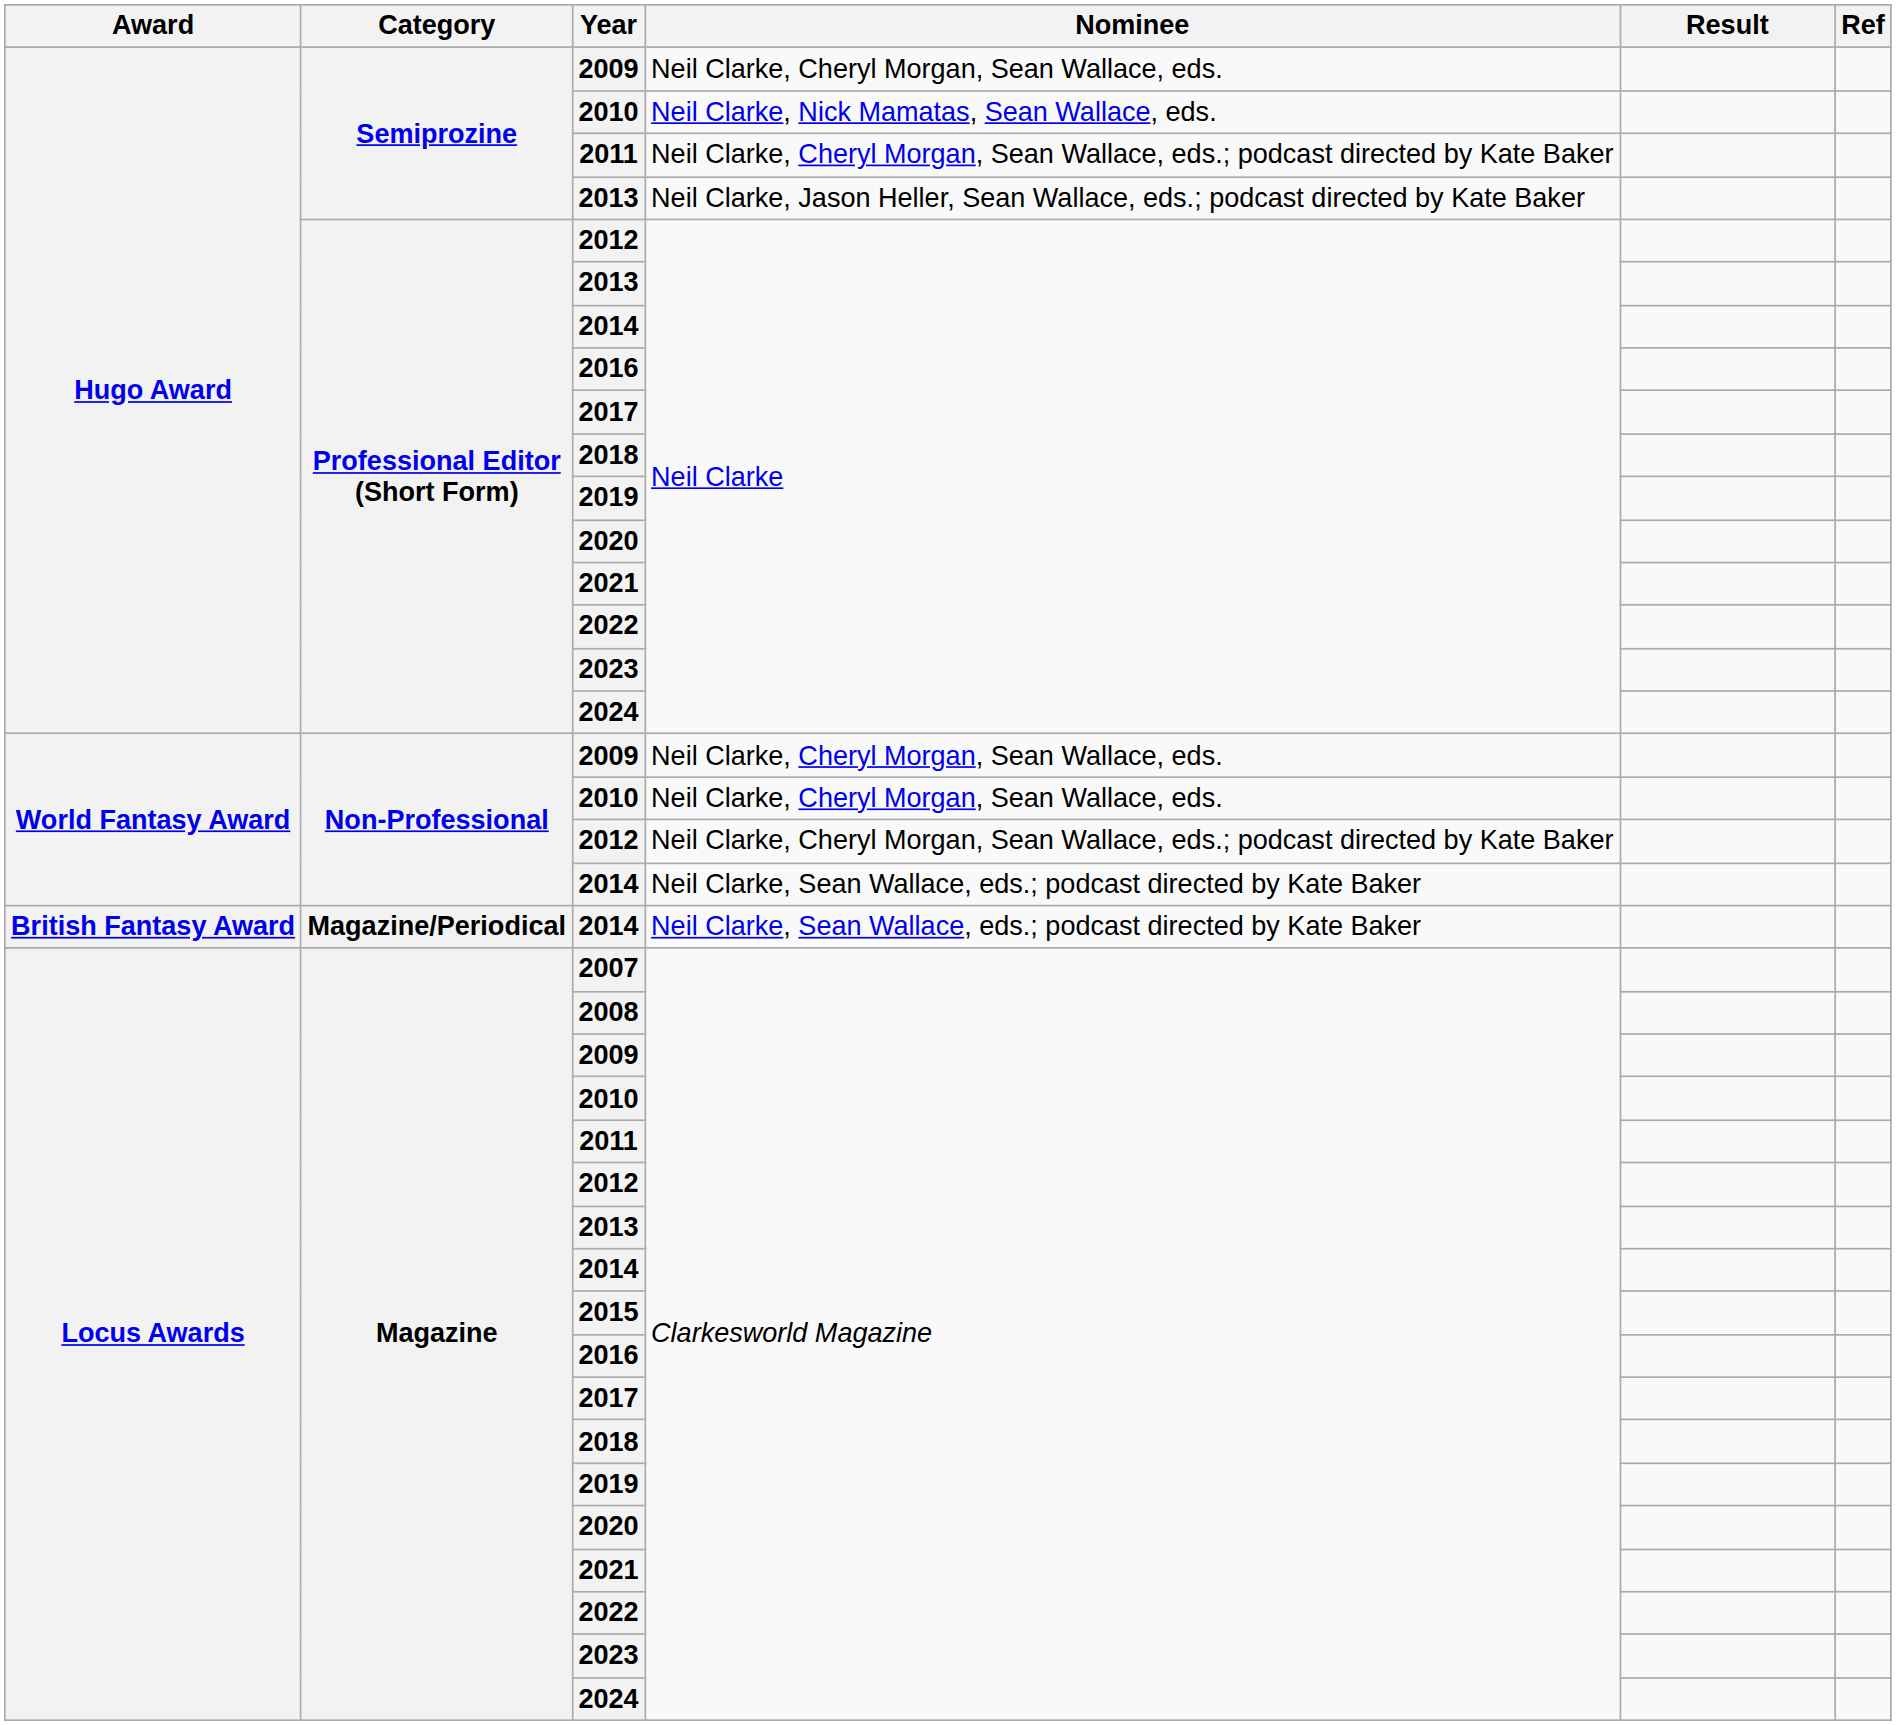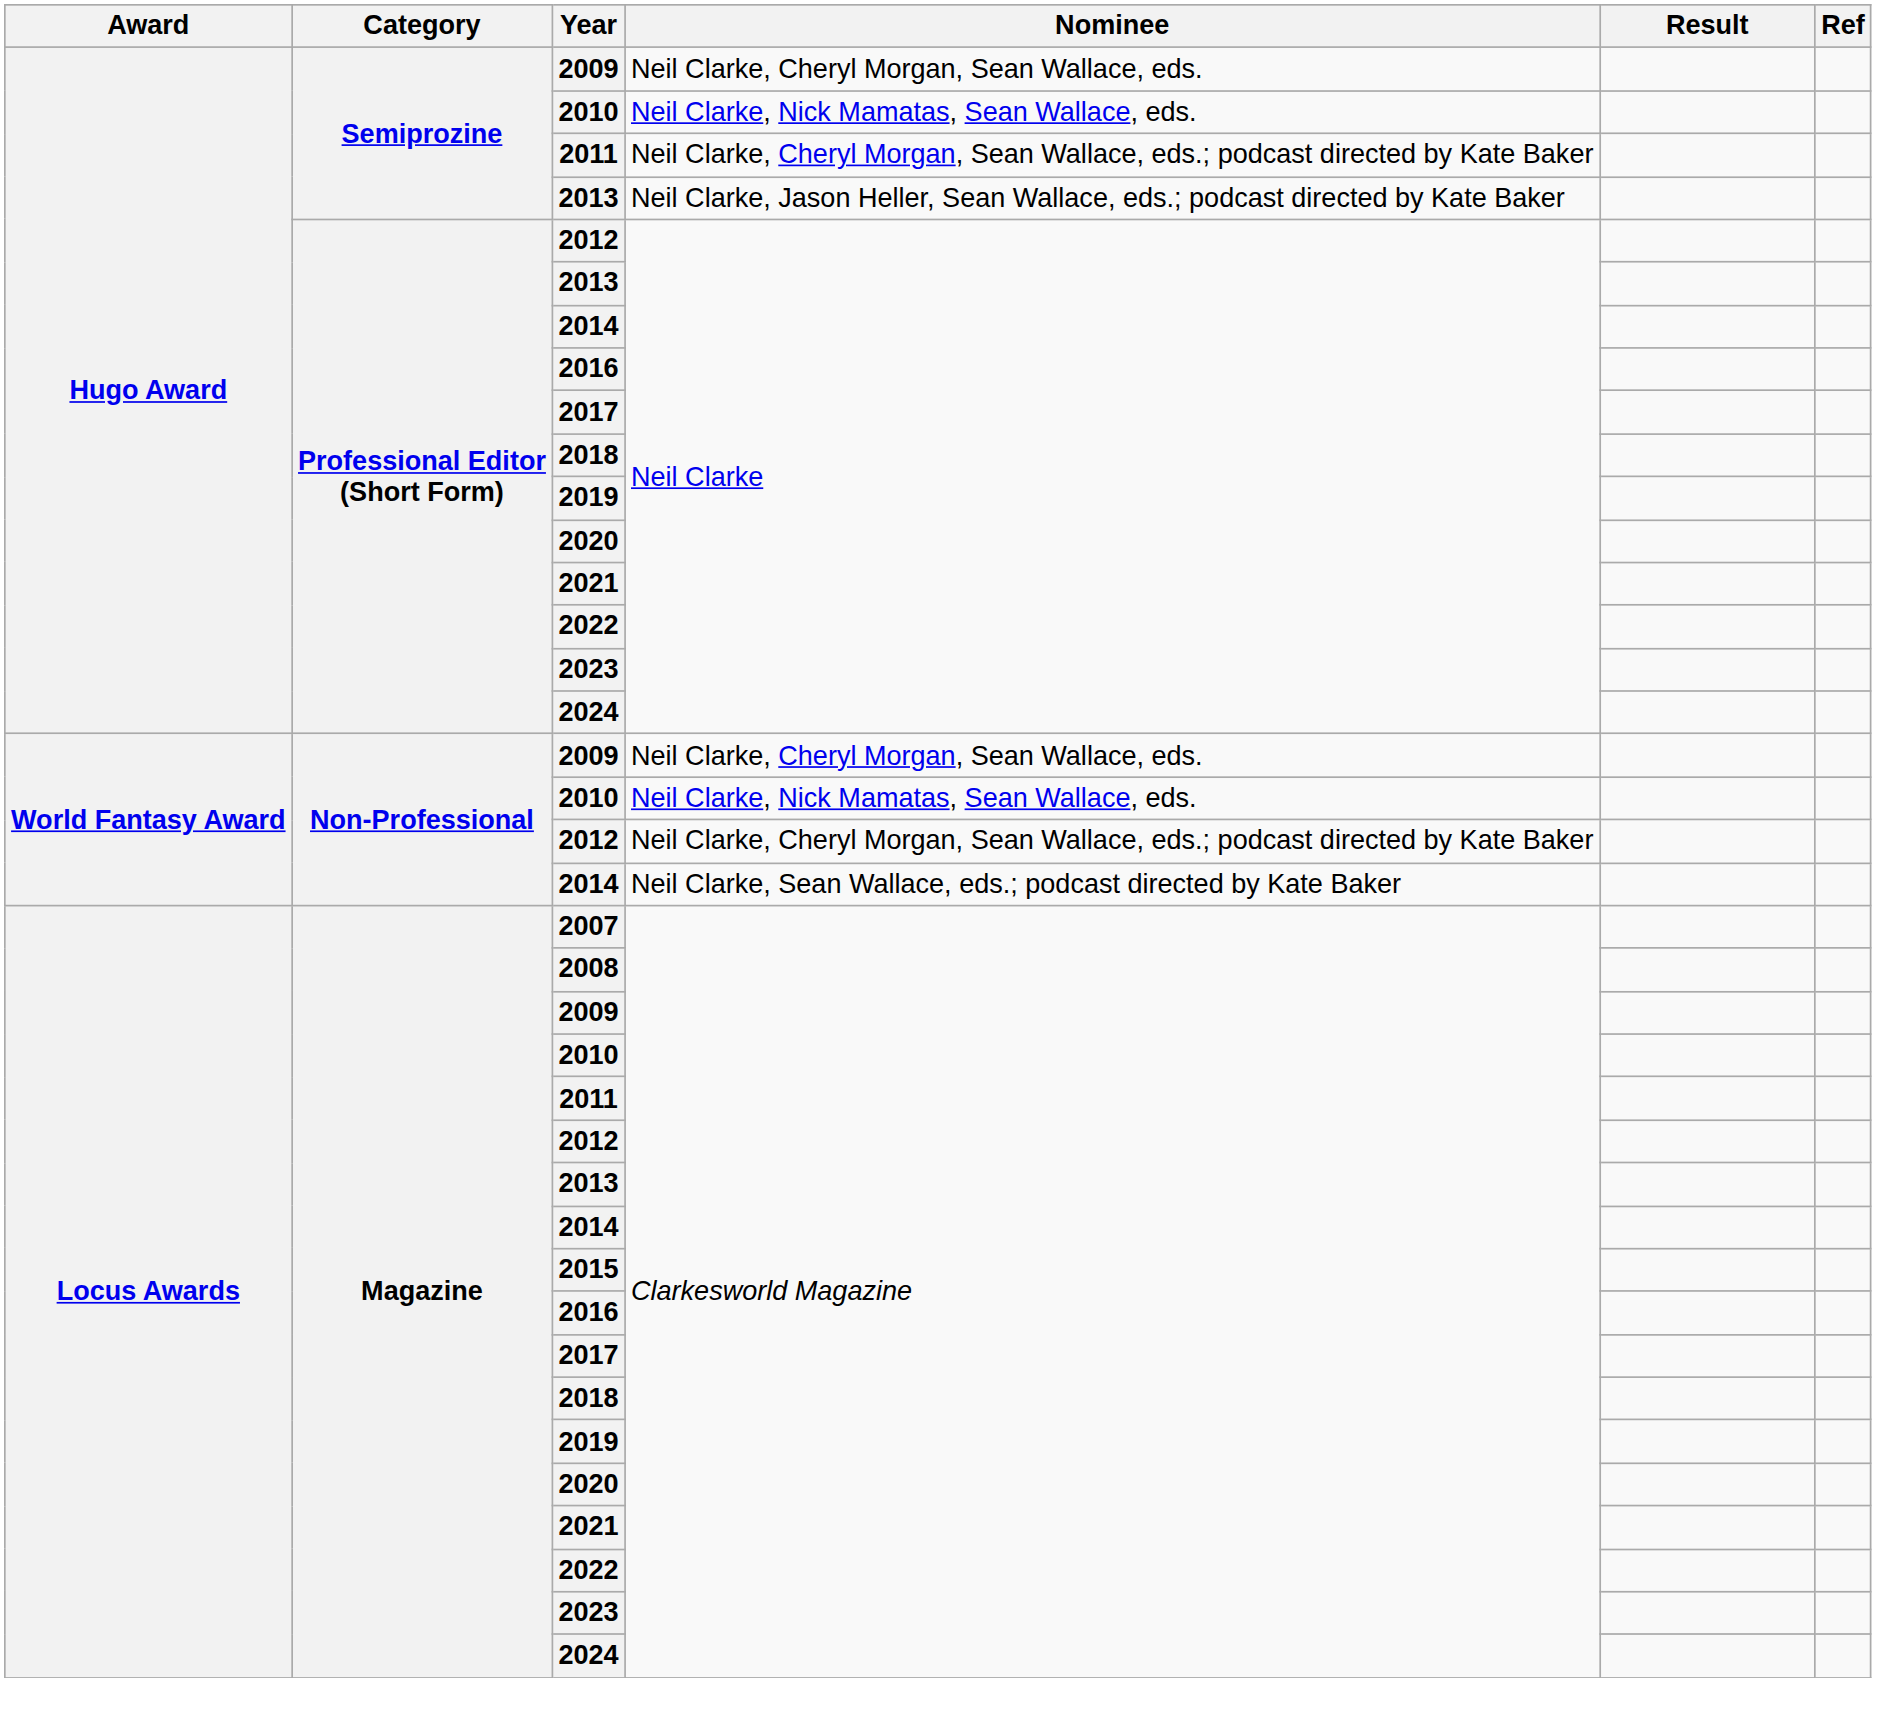(937, 797) Neil Clarke, Cheryl Morgan, Sean Wallace, eds. -> (914, 797) Neil Clarke, Nick Mamatas, Sean Wallace, eds.
- row: (437, 926)
